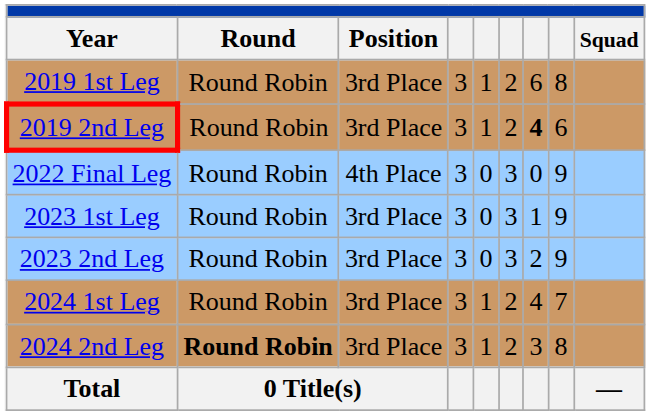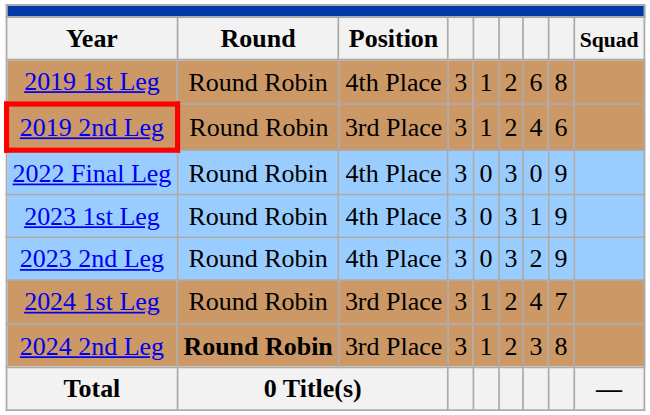(394, 81) 3rd Place -> (394, 81) 4th Place
(536, 127) bold -> (536, 127) normal
(394, 216) 3rd Place -> (394, 216) 4th Place
(394, 259) 3rd Place -> (394, 259) 4th Place
